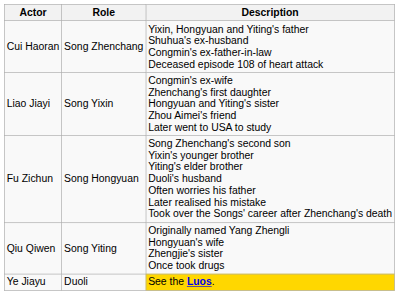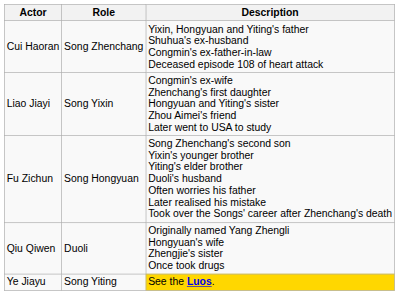(90, 248) Song Yiting -> (76, 248) Duoli
(76, 282) Duoli -> (90, 282) Song Yiting
